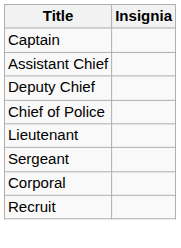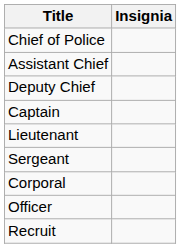rows swapped: (56, 111) <-> (34, 40)
+ row: (30, 207)
